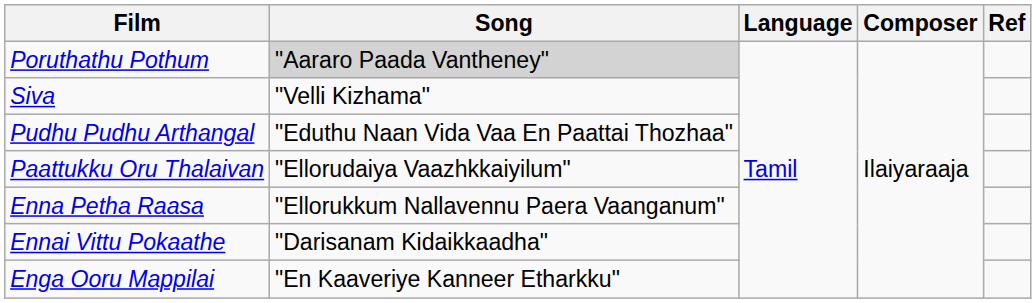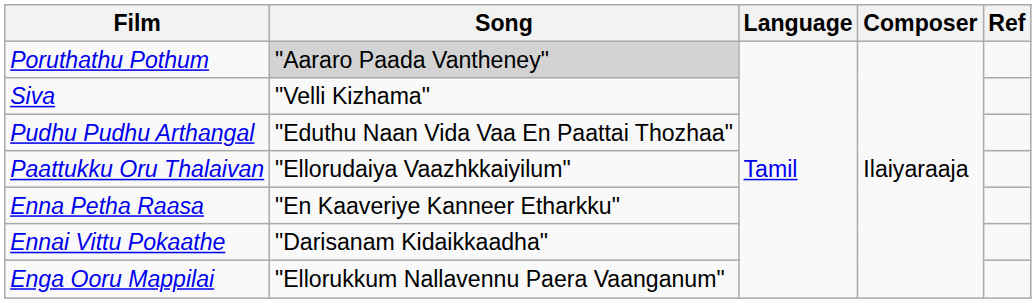(500, 206) "Ellorukkum Nallavennu Paera Vaanganum" -> (447, 206) "En Kaaveriye Kanneer Etharkku"
(447, 279) "En Kaaveriye Kanneer Etharkku" -> (500, 279) "Ellorukkum Nallavennu Paera Vaanganum"
